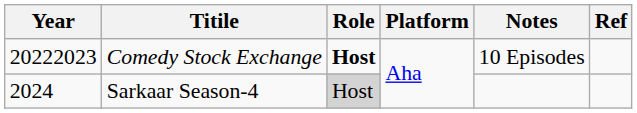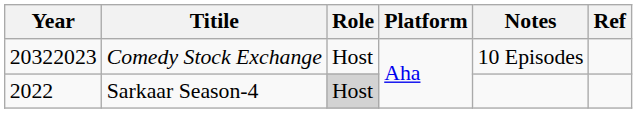(53, 56) 20222023 -> (53, 56) 20322023
(354, 56) bold -> (352, 56) normal
(31, 90) 2024 -> (31, 90) 2022
